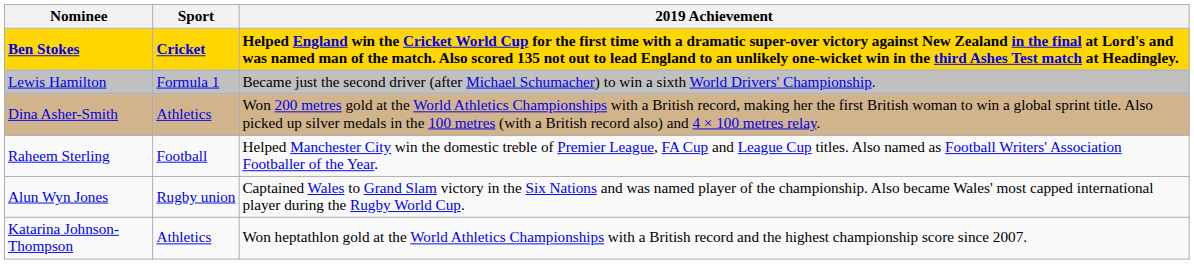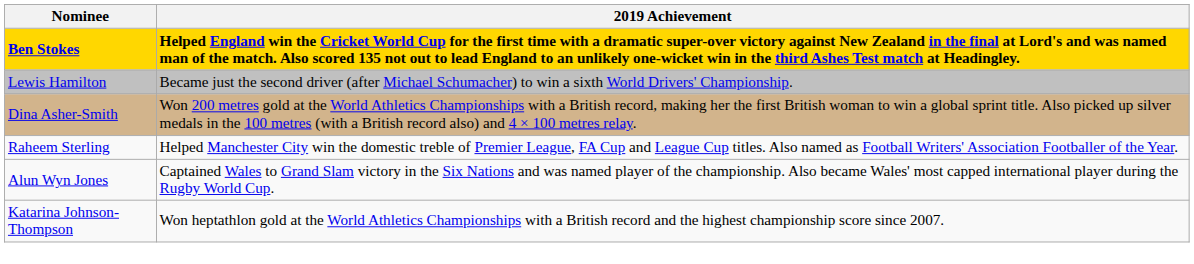- column: (196, 16)
